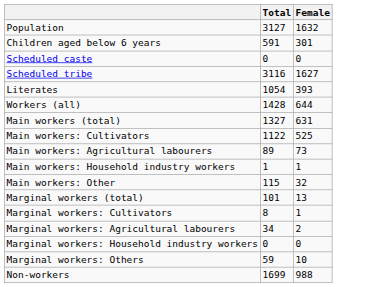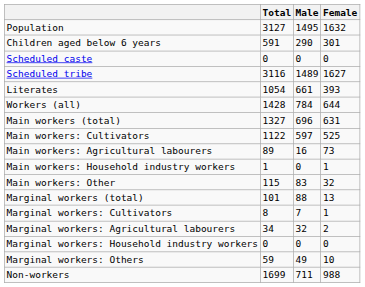+ column: (307, 12)
